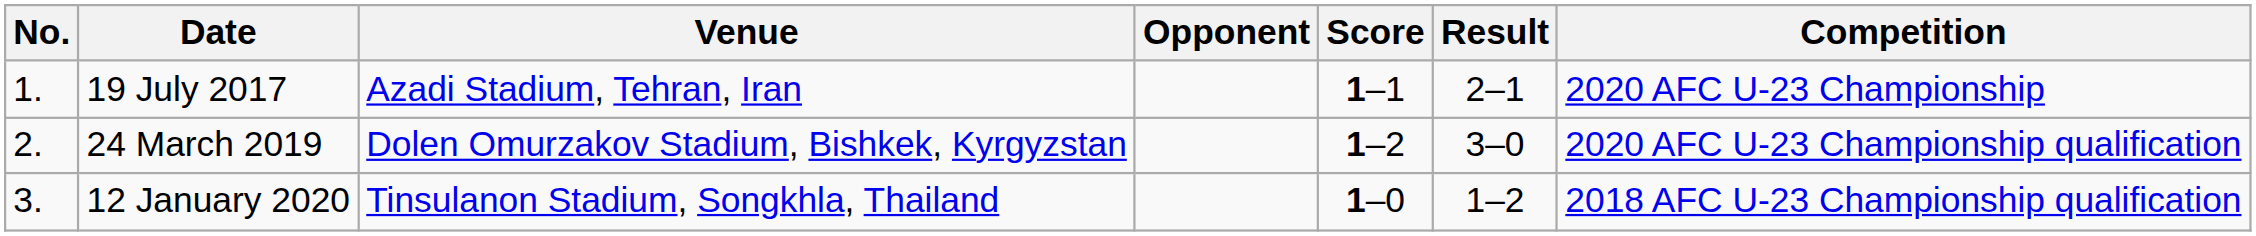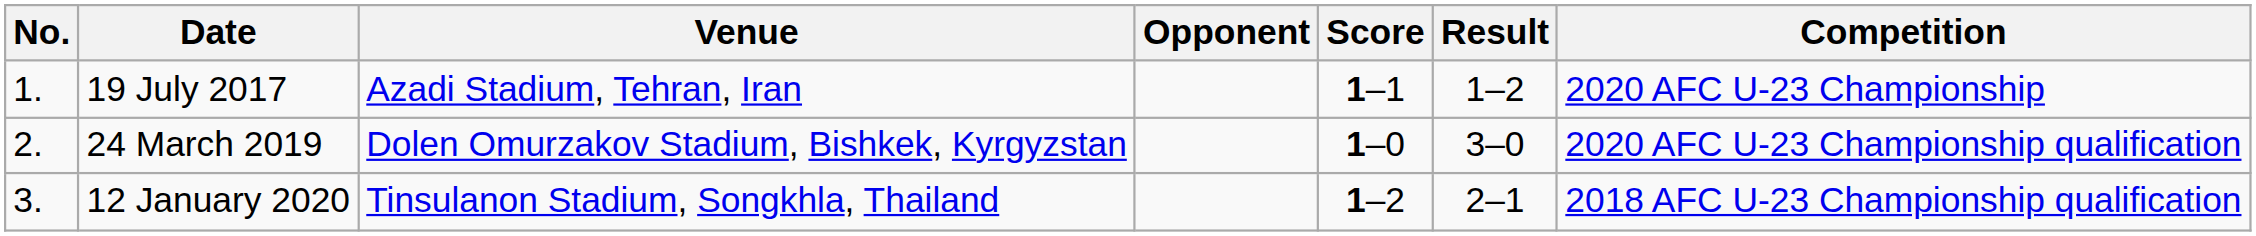(1495, 88) 2–1 -> (1495, 88) 1–2
(1375, 144) 1–2 -> (1375, 144) 1–0
(1375, 200) 1–0 -> (1375, 200) 1–2
(1495, 200) 1–2 -> (1495, 200) 2–1
